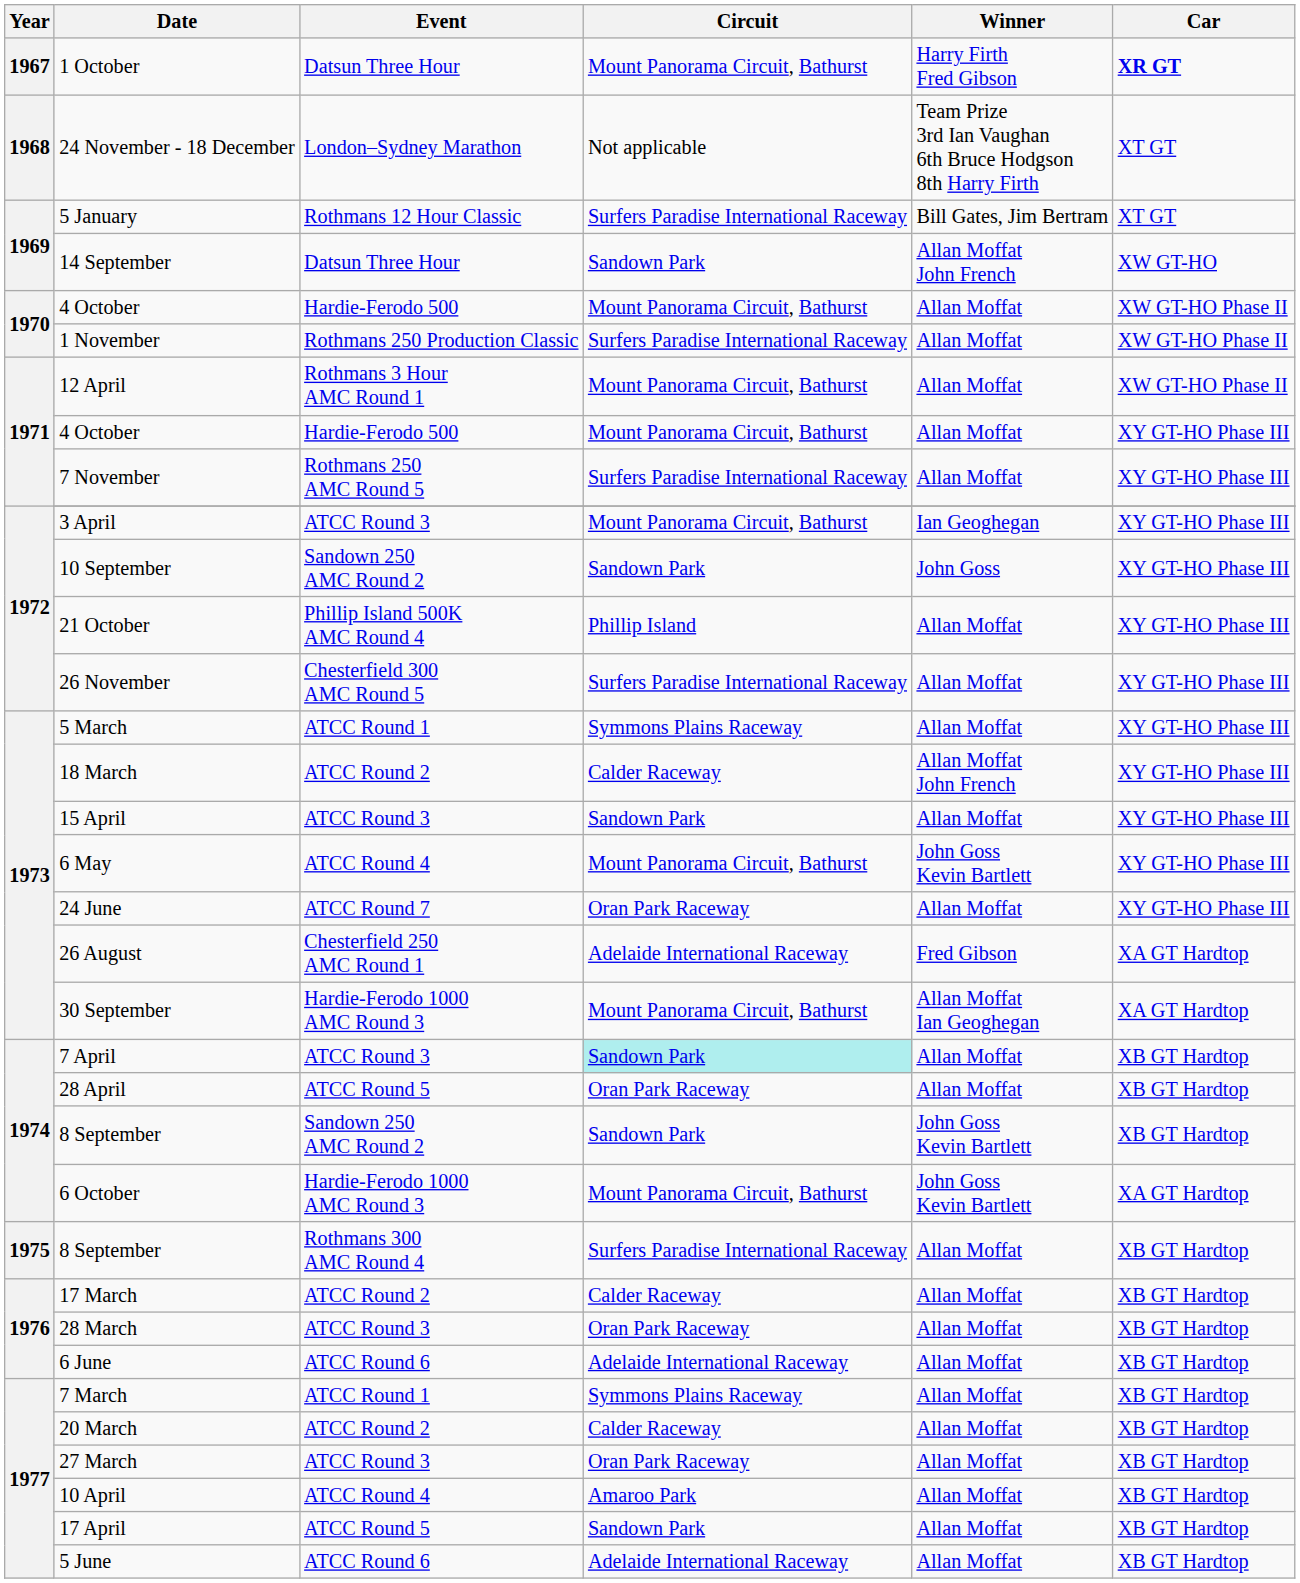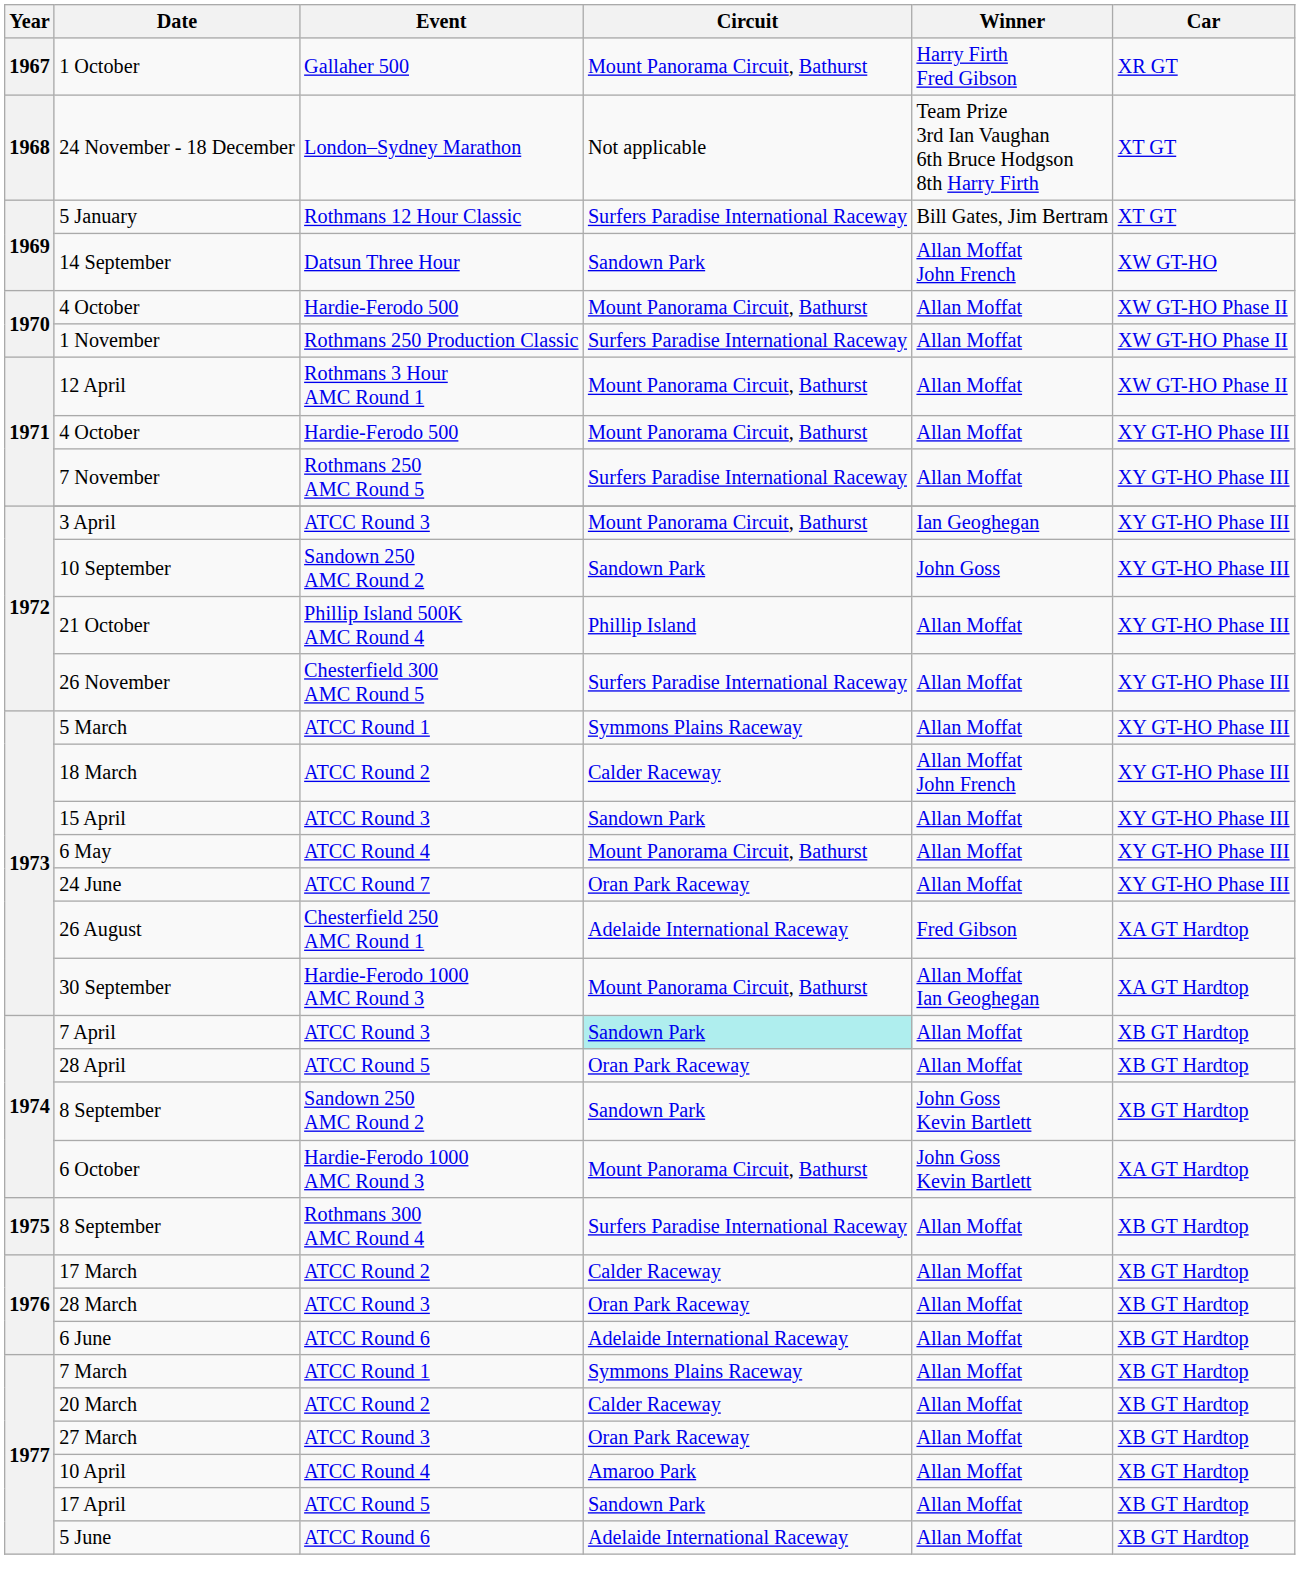(382, 66) Datsun Three Hour -> (357, 66) Gallaher 500
(1149, 66) bold -> (1148, 66) normal
(974, 863) John Goss Kevin Bartlett -> (969, 851) Allan Moffat
